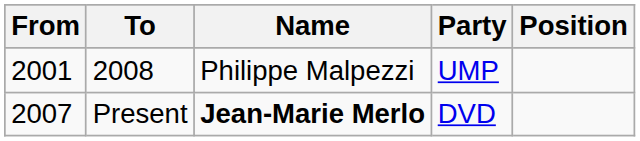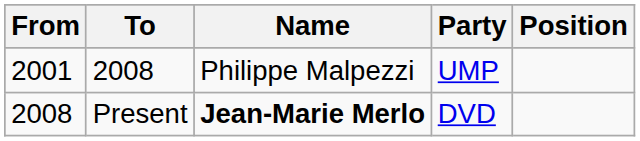(42, 113) 2007 -> (42, 113) 2008
